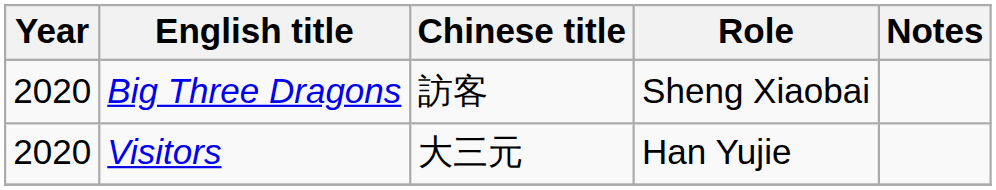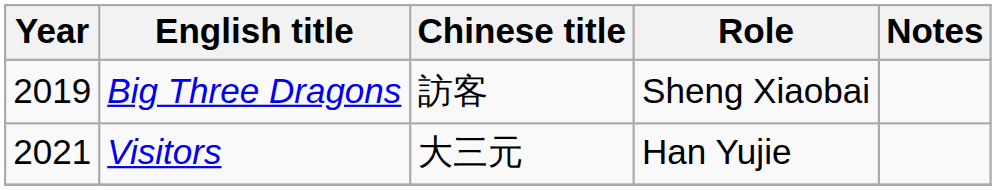(52, 91) 2020 -> (52, 91) 2019
(52, 153) 2020 -> (52, 153) 2021
